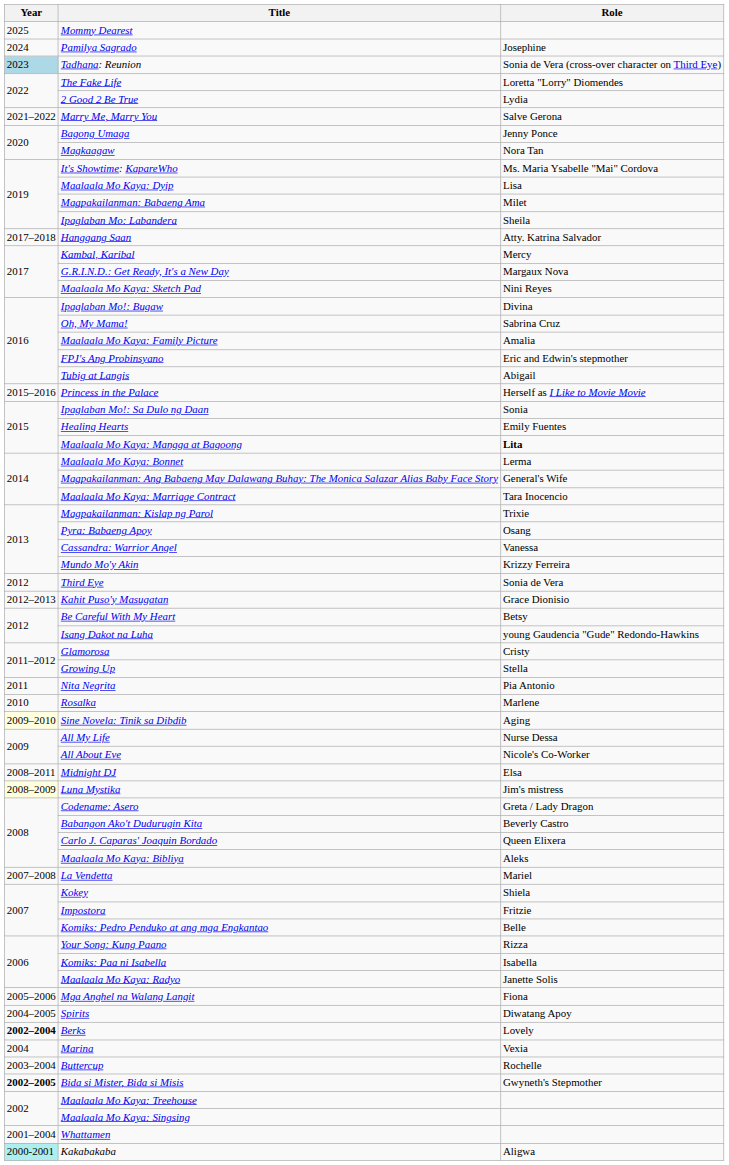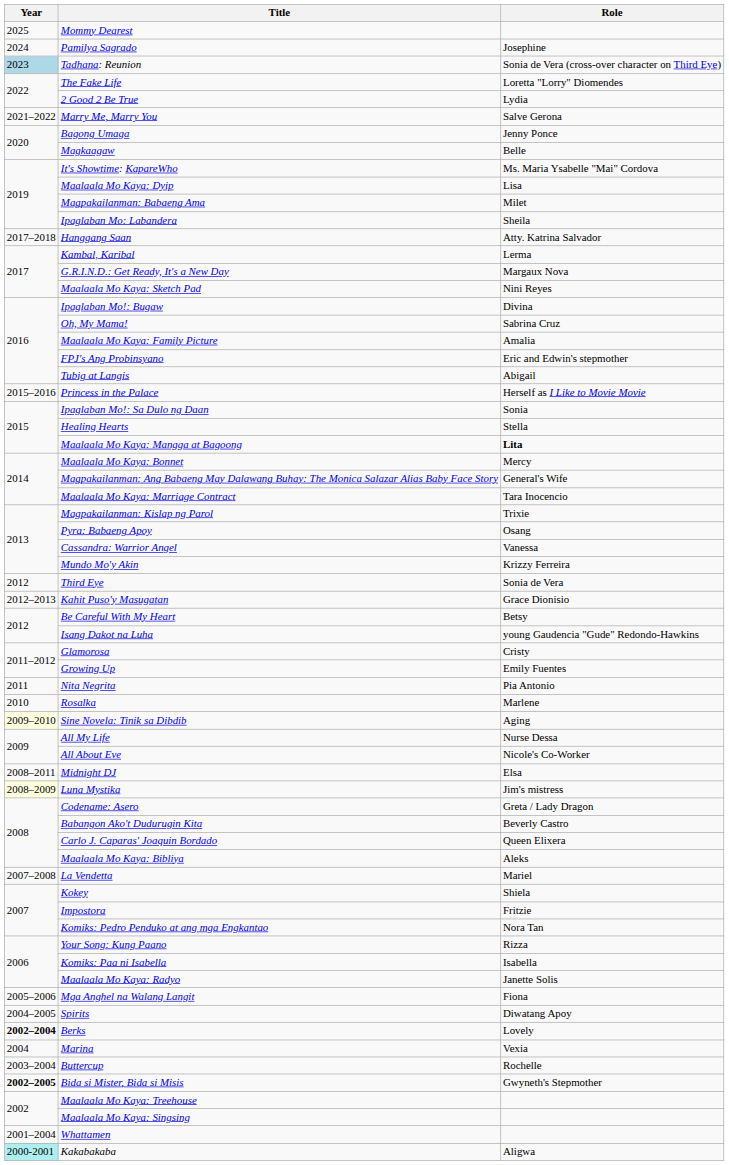(523, 151) Nora Tan -> (514, 151) Belle
(517, 254) Mercy -> (517, 254) Lerma
(535, 427) Emily Fuentes -> (515, 427) Stella
(517, 461) Lerma -> (517, 461) Mercy
(515, 668) Stella -> (535, 668) Emily Fuentes
(514, 927) Belle -> (523, 927) Nora Tan
